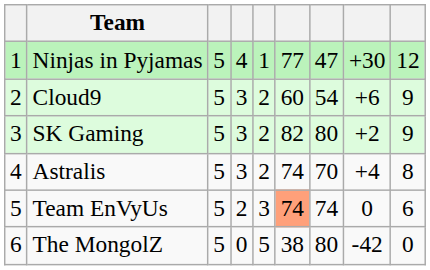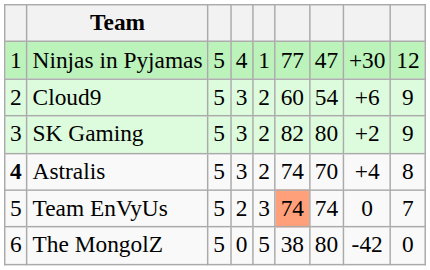(16, 171) normal -> (16, 171) bold
(408, 208) 6 -> (408, 208) 7
